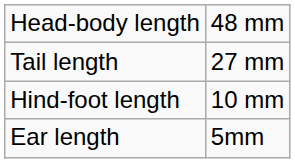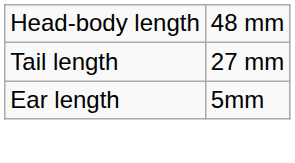- row: (95, 99)
